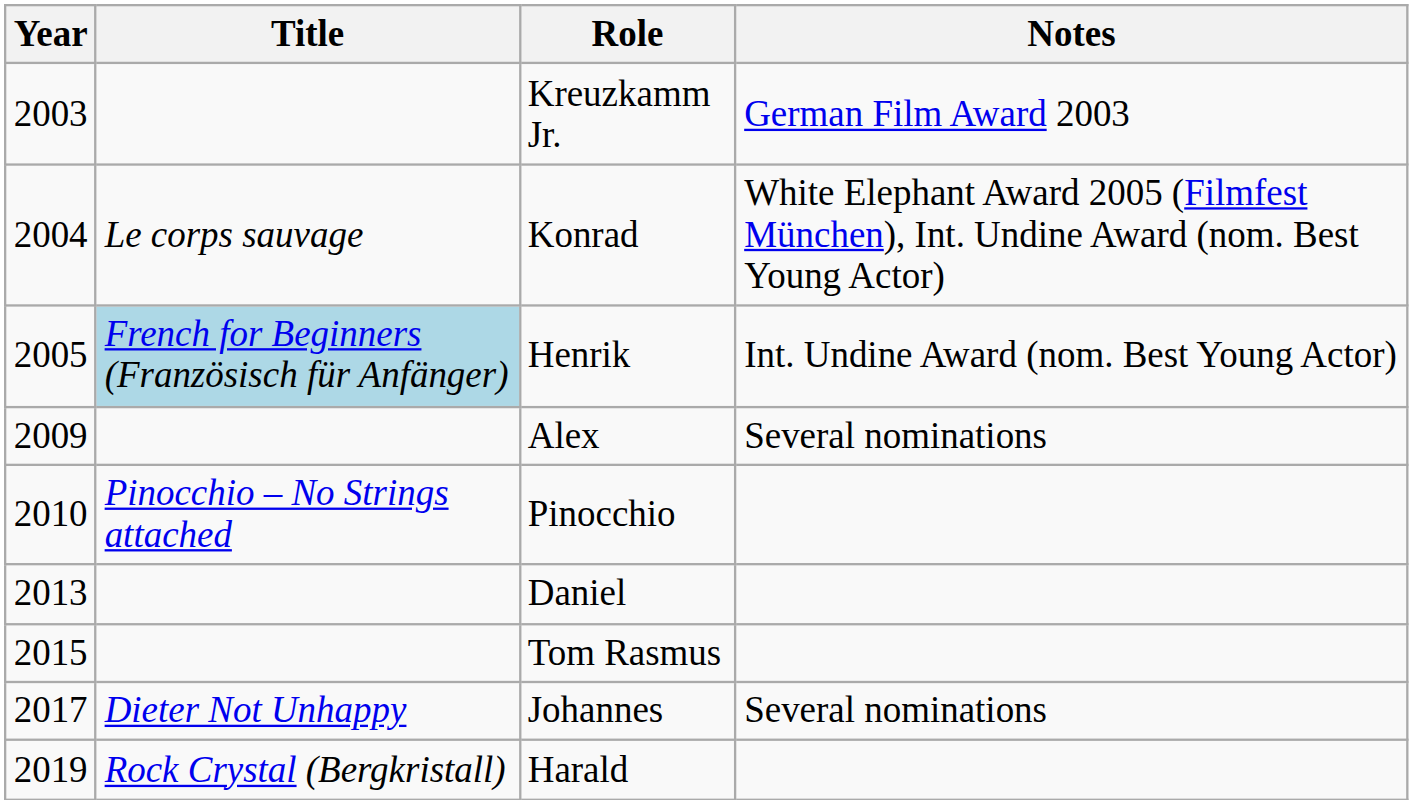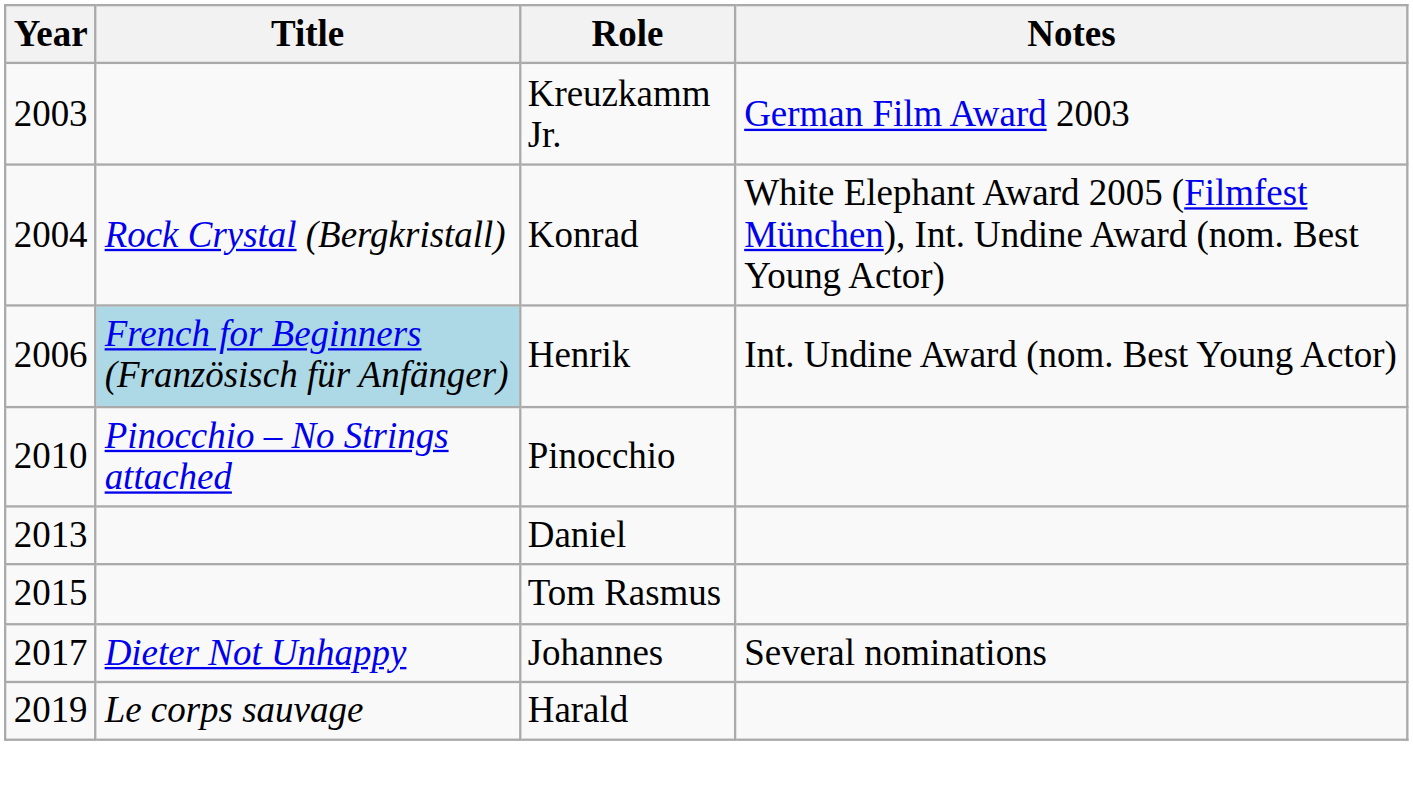(234, 234) Le corps sauvage -> (305, 234) Rock Crystal (Bergkristall)
(51, 355) 2005 -> (51, 355) 2006
- row: (564, 434)
(305, 769) Rock Crystal (Bergkristall) -> (234, 710) Le corps sauvage
